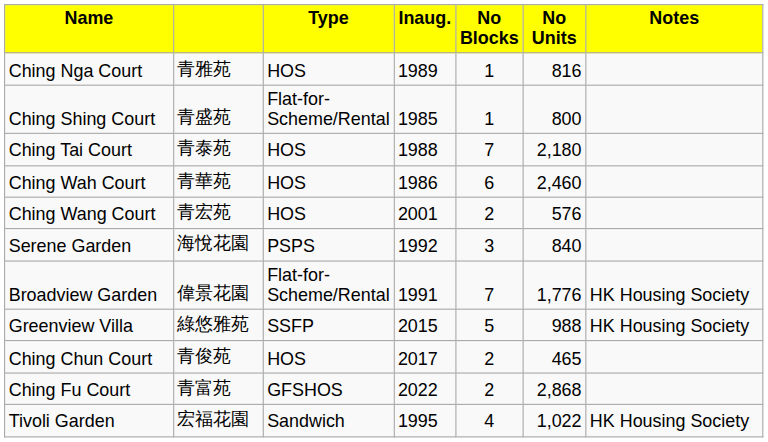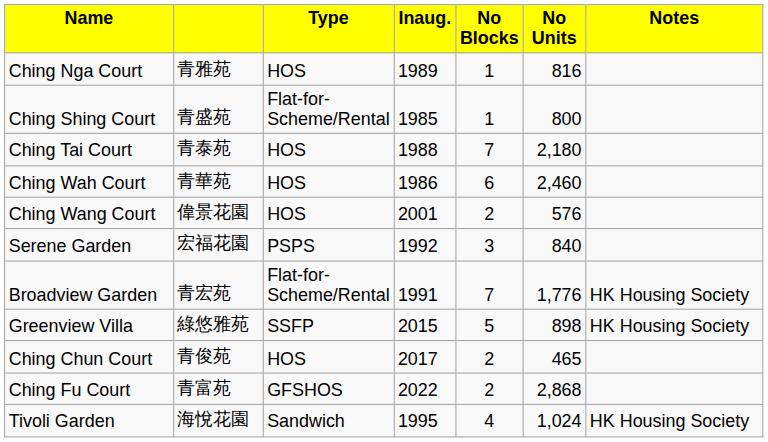(204, 212) 青宏苑 -> (213, 212) 偉景花園
(213, 244) 海悅花園 -> (213, 244) 宏福花園
(213, 292) 偉景花園 -> (204, 292) 青宏苑
(567, 326) 988 -> (567, 326) 898
(213, 419) 宏福花園 -> (213, 419) 海悅花園
(559, 422) 1,022 -> (559, 422) 1,024
